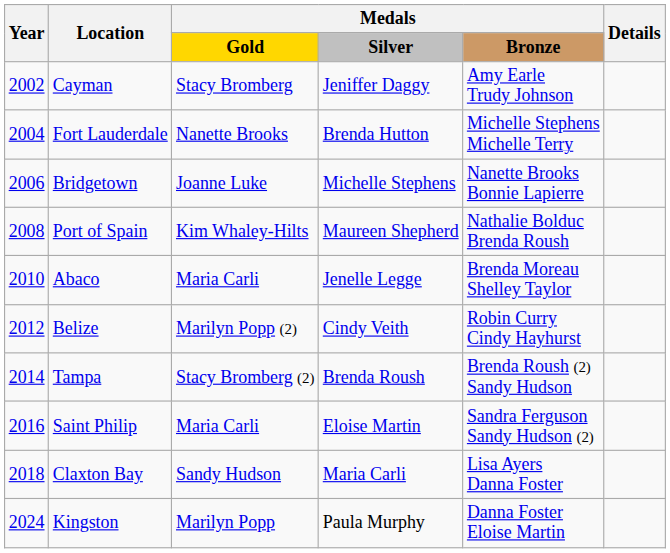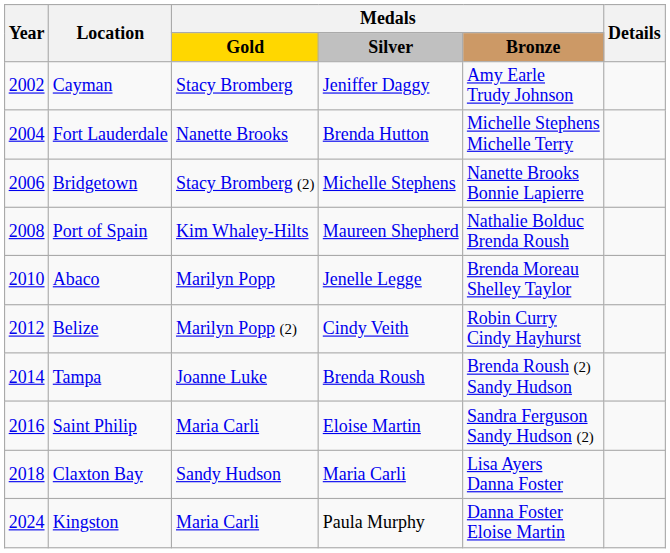(222, 182) Joanne Luke -> (245, 182) Stacy Bromberg (2)
(218, 279) Maria Carli -> (226, 279) Marilyn Popp
(245, 377) Stacy Bromberg (2) -> (222, 377) Joanne Luke
(226, 522) Marilyn Popp -> (218, 522) Maria Carli
